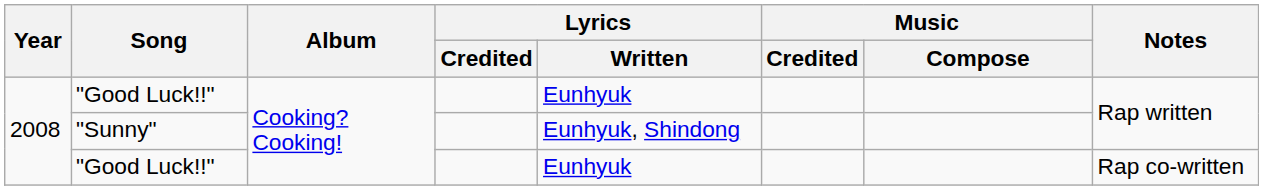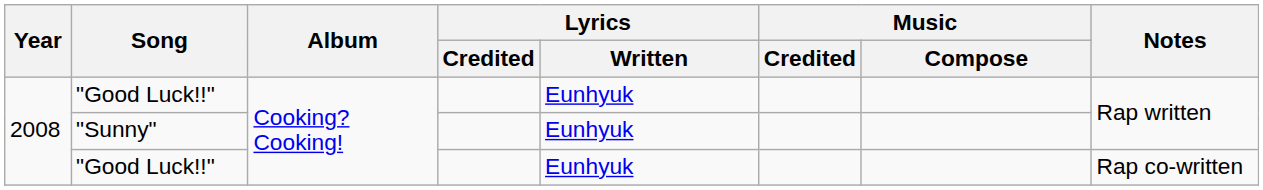(642, 130) Eunhyuk, Shindong -> (589, 130) Eunhyuk
